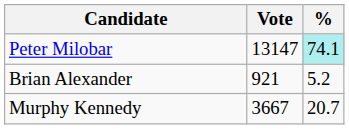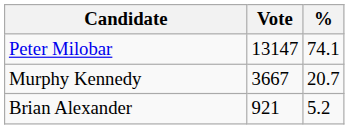(323, 49) paleturquoise background -> (323, 49) no background
rows swapped: (75, 108) <-> (70, 78)
